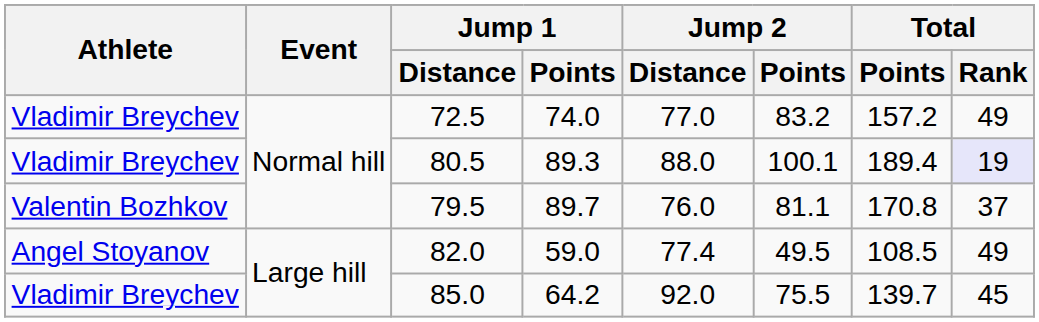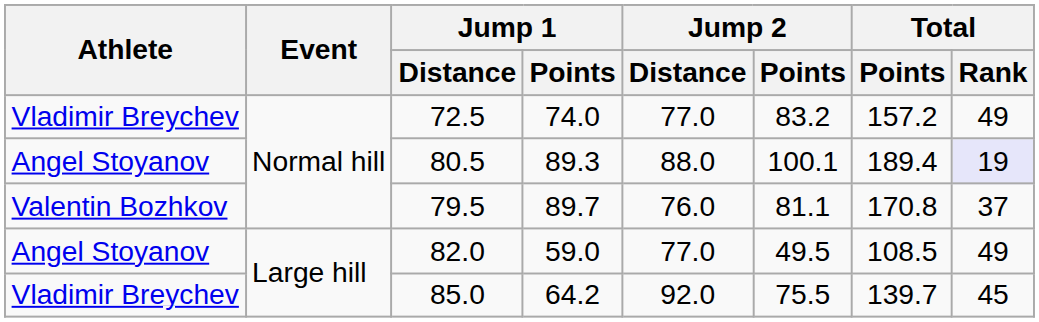(125, 161) Vladimir Breychev -> (110, 161) Angel Stoyanov
(688, 251) 77.4 -> (688, 251) 77.0
